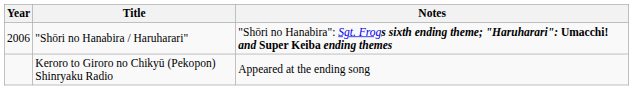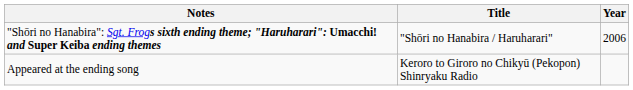columns swapped: (19, 13) <-> (432, 13)
